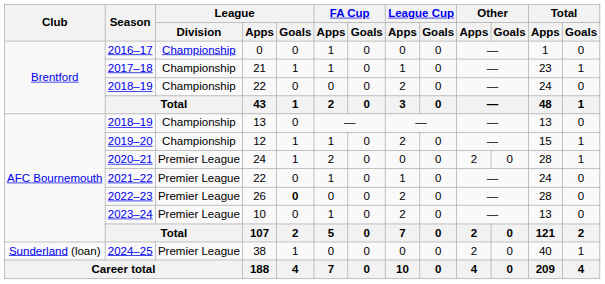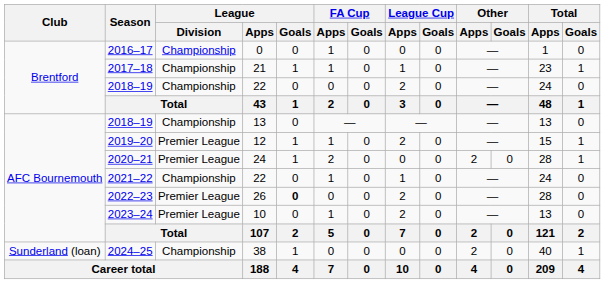(199, 141) Championship -> (199, 141) Premier League
(199, 178) Premier League -> (199, 178) Championship
(199, 251) Premier League -> (199, 251) Championship
